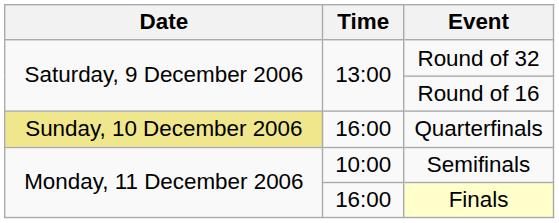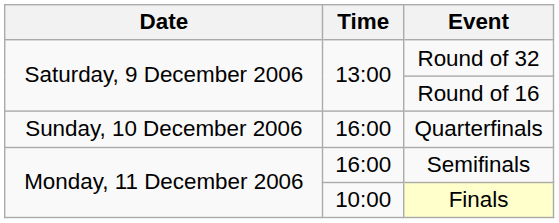(164, 128) khaki background -> (164, 128) no background
(363, 164) 10:00 -> (363, 164) 16:00
(363, 199) 16:00 -> (363, 199) 10:00
